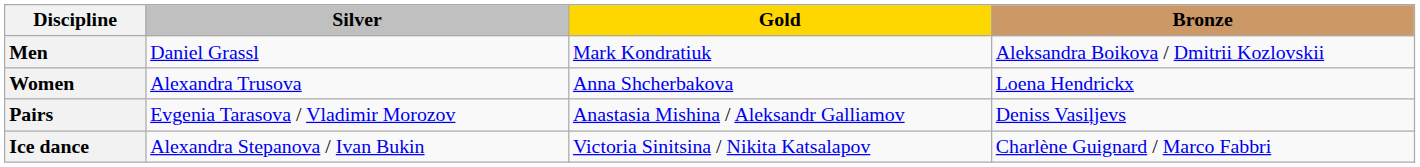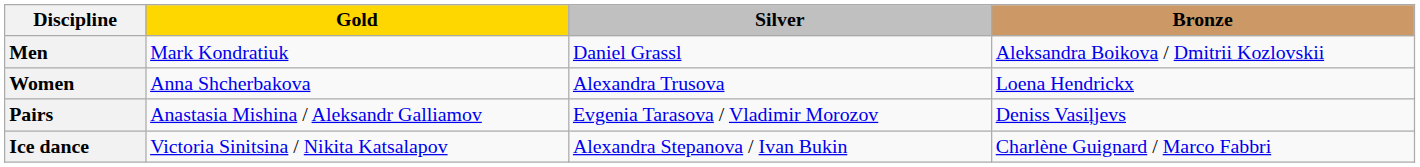columns swapped: (780, 20) <-> (357, 20)
